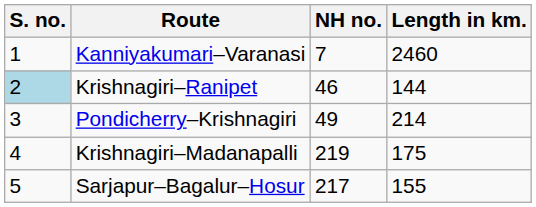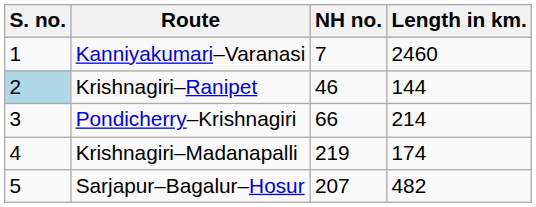(327, 119) 49 -> (327, 119) 66
(409, 152) 175 -> (409, 152) 174
(332, 185) 217 -> (332, 185) 207
(409, 185) 155 -> (409, 185) 482
